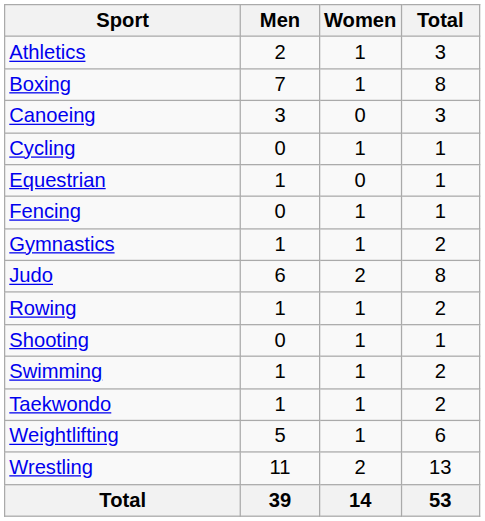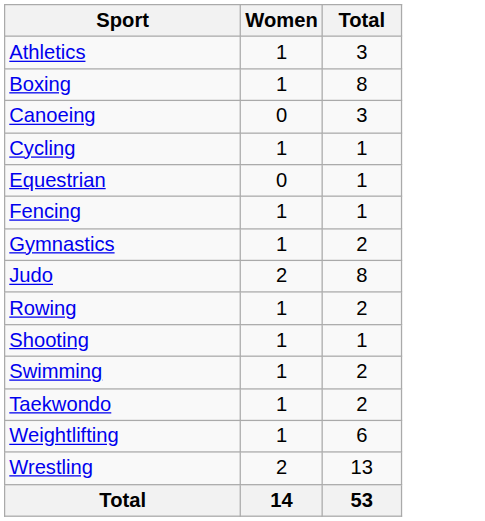- column: (280, 20)
